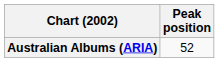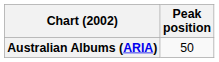(187, 47) 52 -> (187, 47) 50
